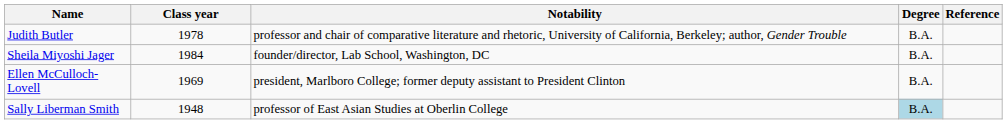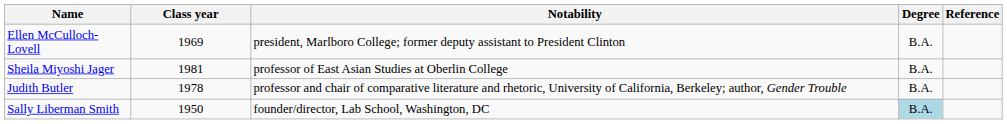rows swapped: (40, 34) <-> (53, 81)
(191, 54) 1984 -> (191, 68) 1981
(371, 54) founder/director, Lab School, Washington, DC -> (381, 68) professor of East Asian Studies at Oberlin College
(191, 108) 1948 -> (191, 108) 1950
(381, 108) professor of East Asian Studies at Oberlin College -> (371, 108) founder/director, Lab School, Washington, DC
